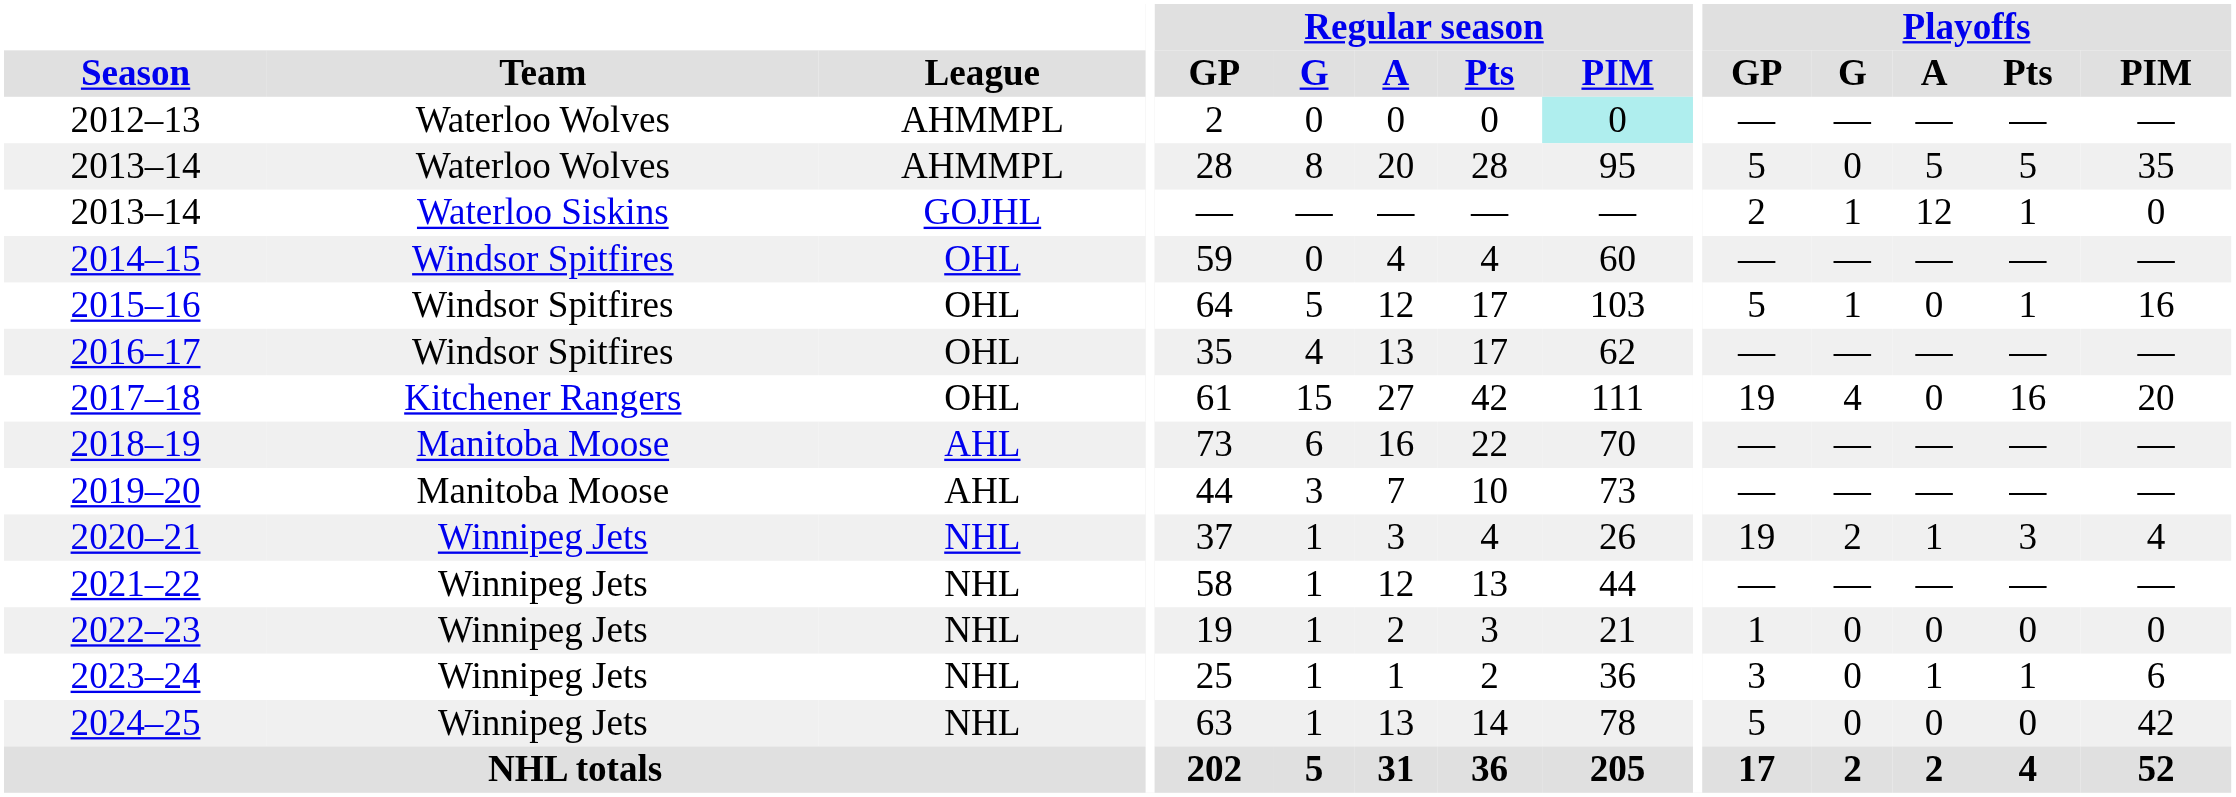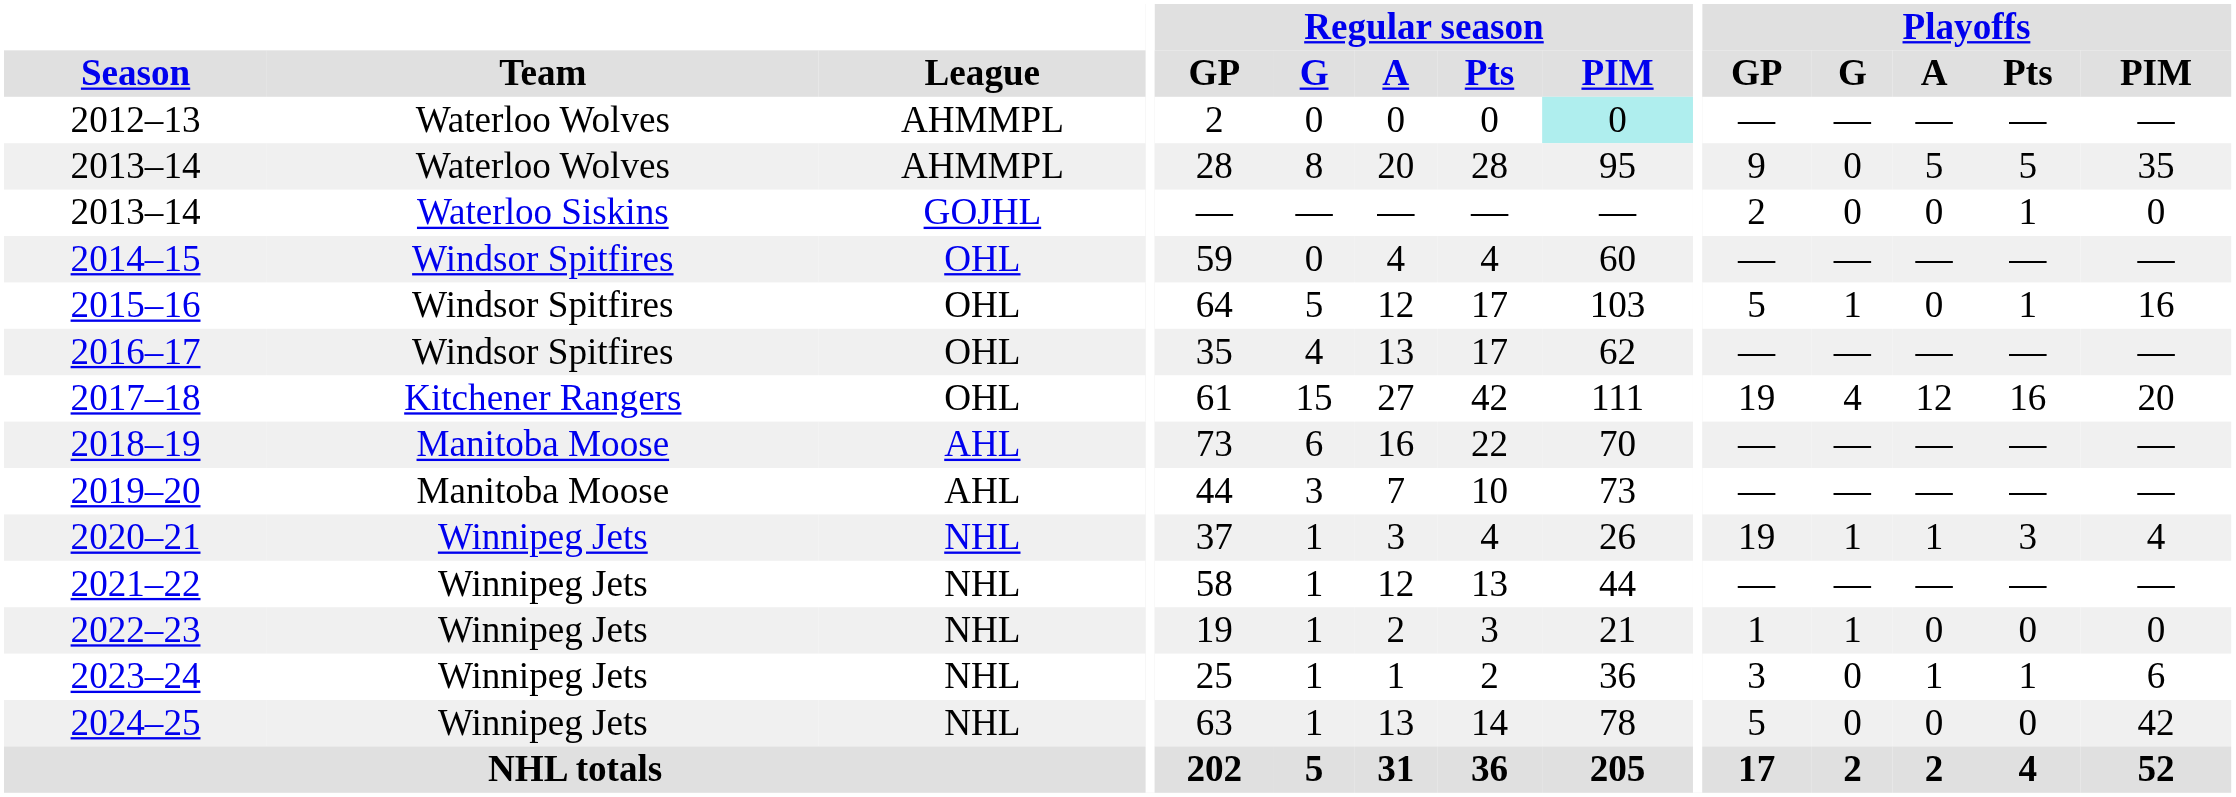(1757, 165) 5 -> (1757, 165) 9
(1852, 212) 1 -> (1852, 212) 0
(1934, 212) 12 -> (1934, 212) 0
(1934, 397) 0 -> (1934, 397) 12
(1852, 536) 2 -> (1852, 536) 1
(1852, 629) 0 -> (1852, 629) 1
